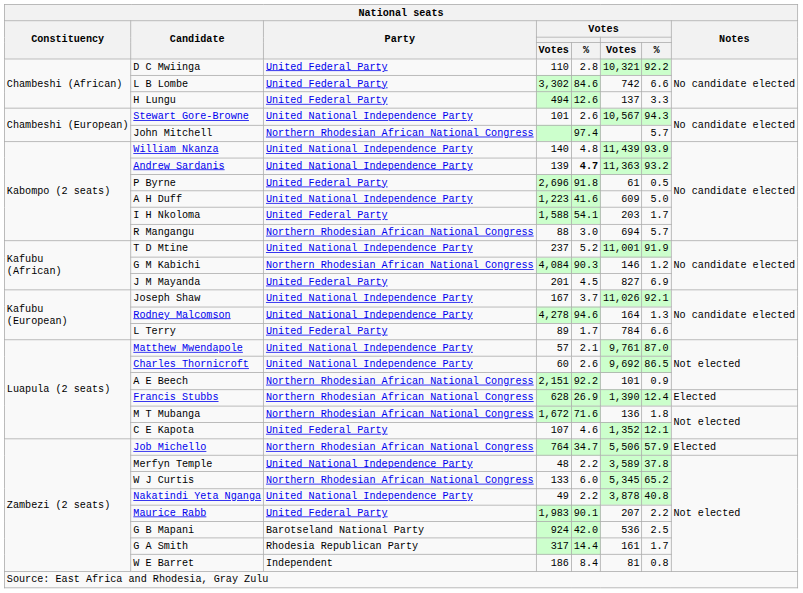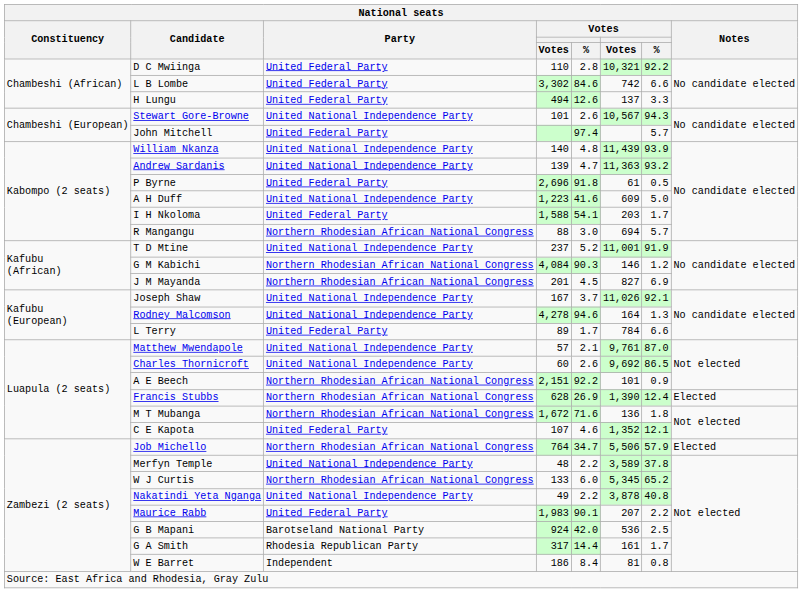(400, 133) Northern Rhodesian African National Congress -> (327, 133) United Federal Party
(589, 166) bold -> (589, 166) normal
(327, 282) United Federal Party -> (400, 282) Northern Rhodesian African National Congress
